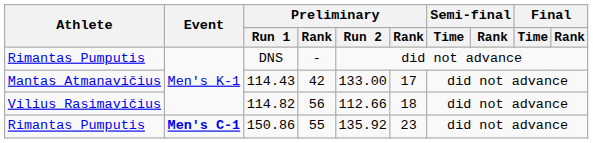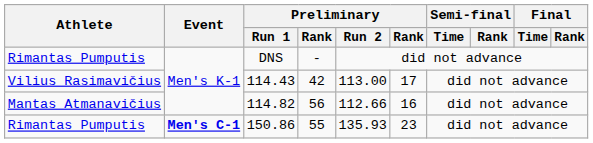(84, 81) Mantas Atmanavičius -> (84, 81) Vilius Rasimavičius
(363, 81) 133.00 -> (363, 81) 113.00
(84, 103) Vilius Rasimavičius -> (84, 103) Mantas Atmanavičius
(409, 103) 18 -> (409, 103) 16
(363, 126) 135.92 -> (363, 126) 135.93
